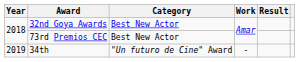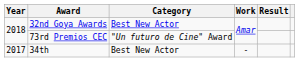(145, 37) Best New Actor -> (172, 37) "Un futuro de Cine" Award
(16, 50) 2019 -> (16, 50) 2017
(172, 50) "Un futuro de Cine" Award -> (145, 50) Best New Actor
